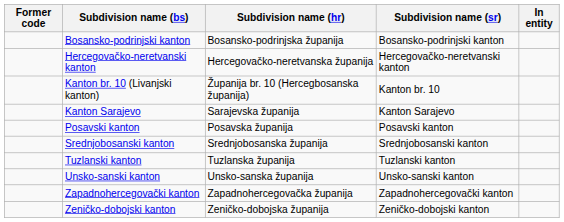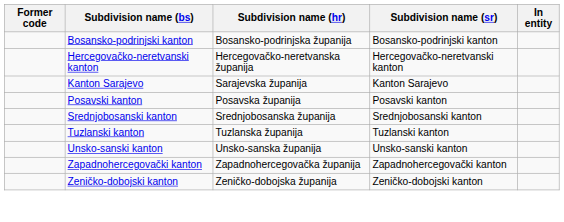- row: (118, 90)
